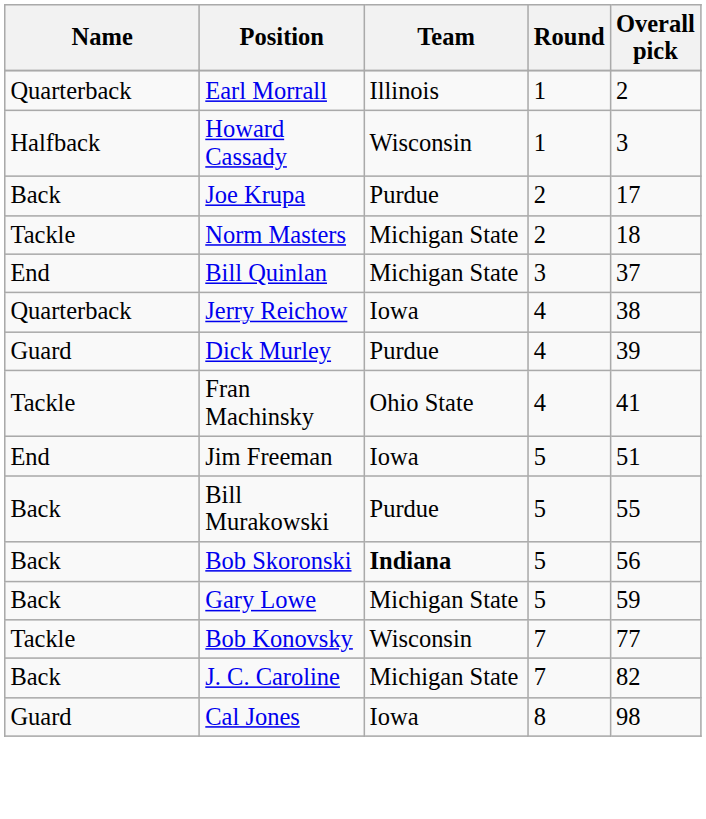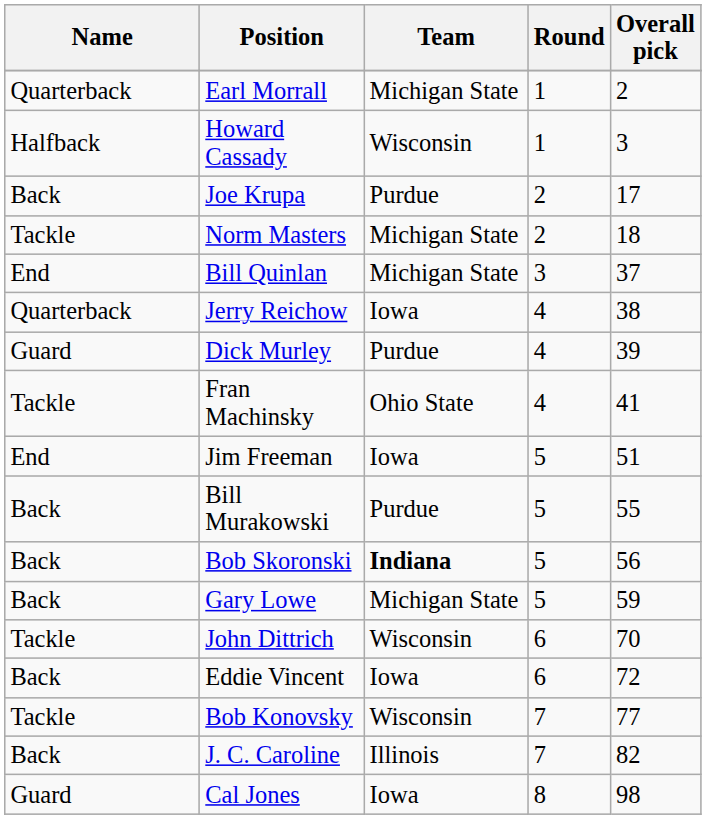(404, 90) Illinois -> (444, 90) Michigan State
+ row: (270, 638)
+ row: (275, 677)
(444, 677) Michigan State -> (404, 755) Illinois
